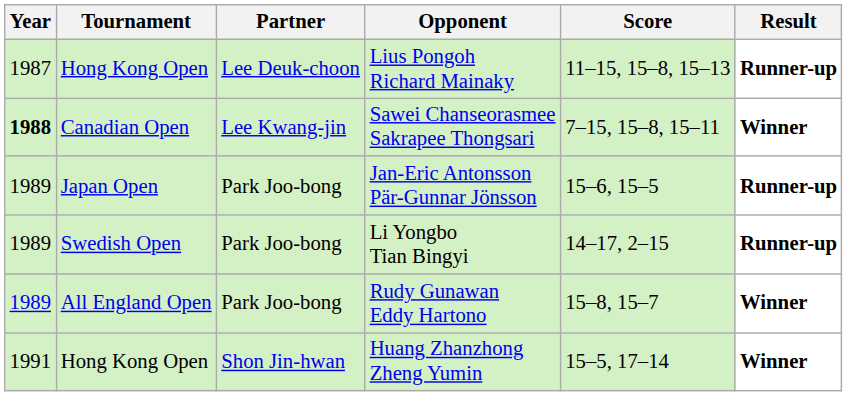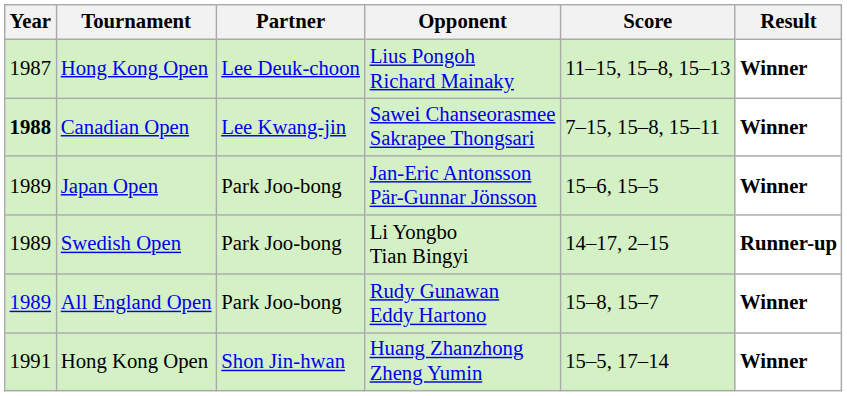(789, 68) Runner-up -> (774, 68) Winner
(789, 185) Runner-up -> (774, 185) Winner
